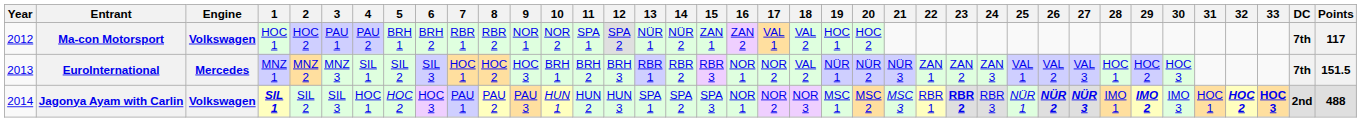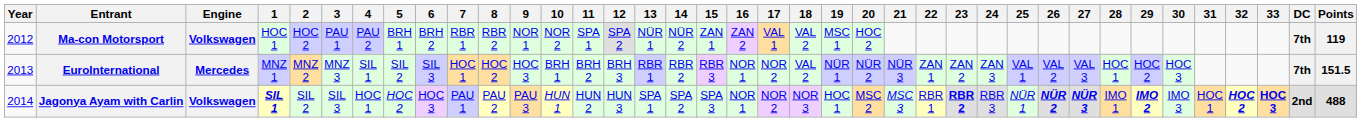(837, 38) HOC 1 -> (837, 38) MSC 1
(1336, 38) 117 -> (1336, 38) 119
(837, 101) MSC 1 -> (837, 101) HOC 1
